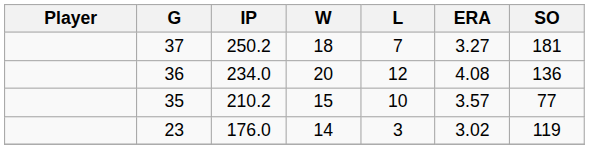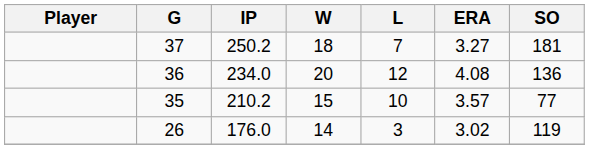(174, 130) 23 -> (174, 130) 26
